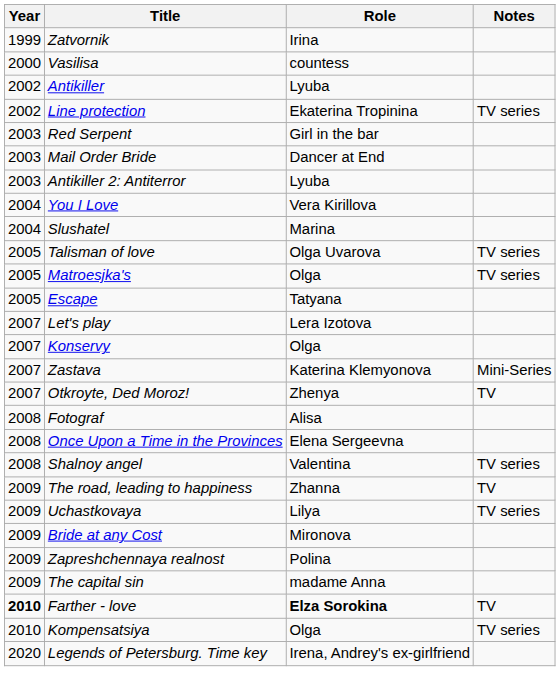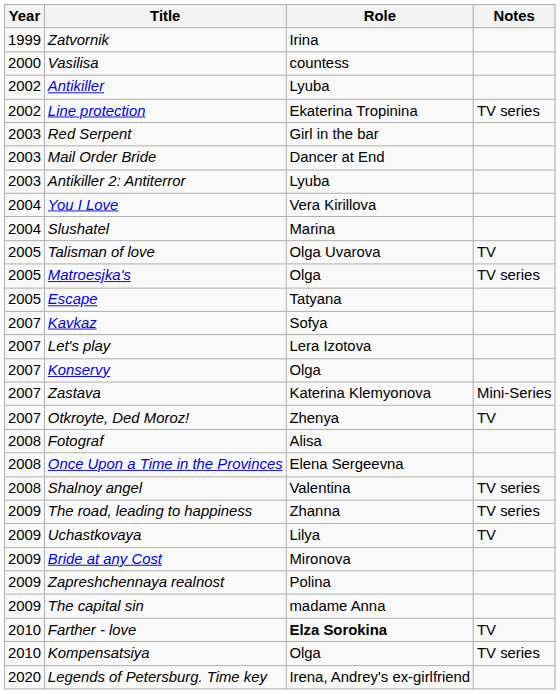(508, 252) TV series -> (487, 252) TV
+ row: (72, 323)
(487, 488) TV -> (508, 511) TV series
(508, 511) TV series -> (487, 535) TV
(24, 606) bold -> (24, 629) normal
